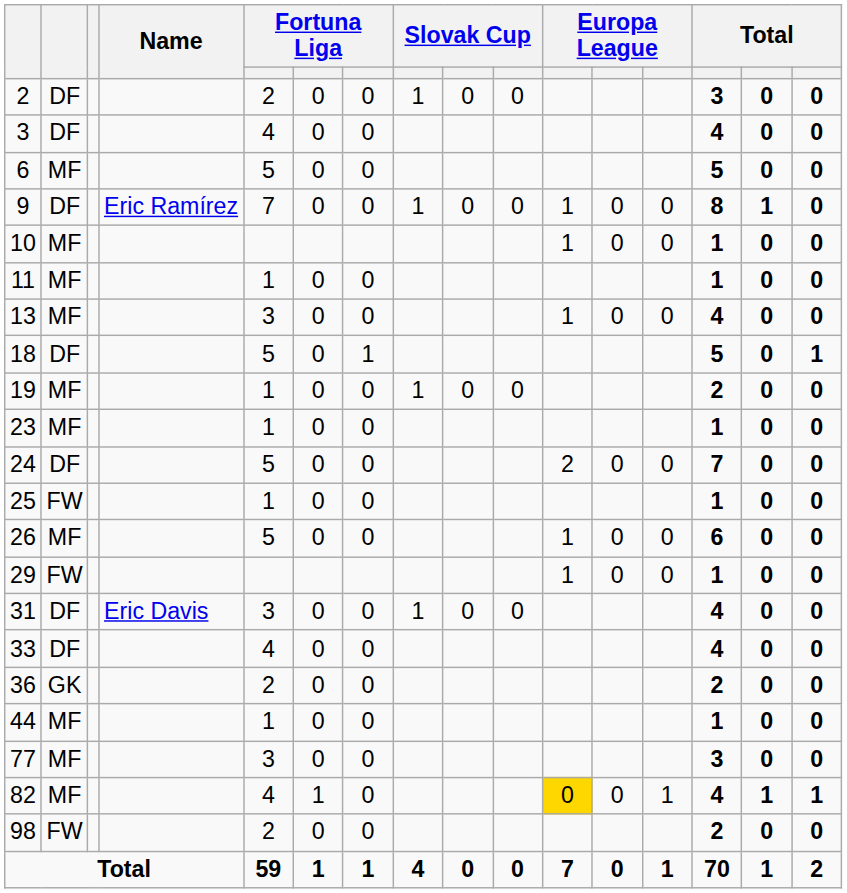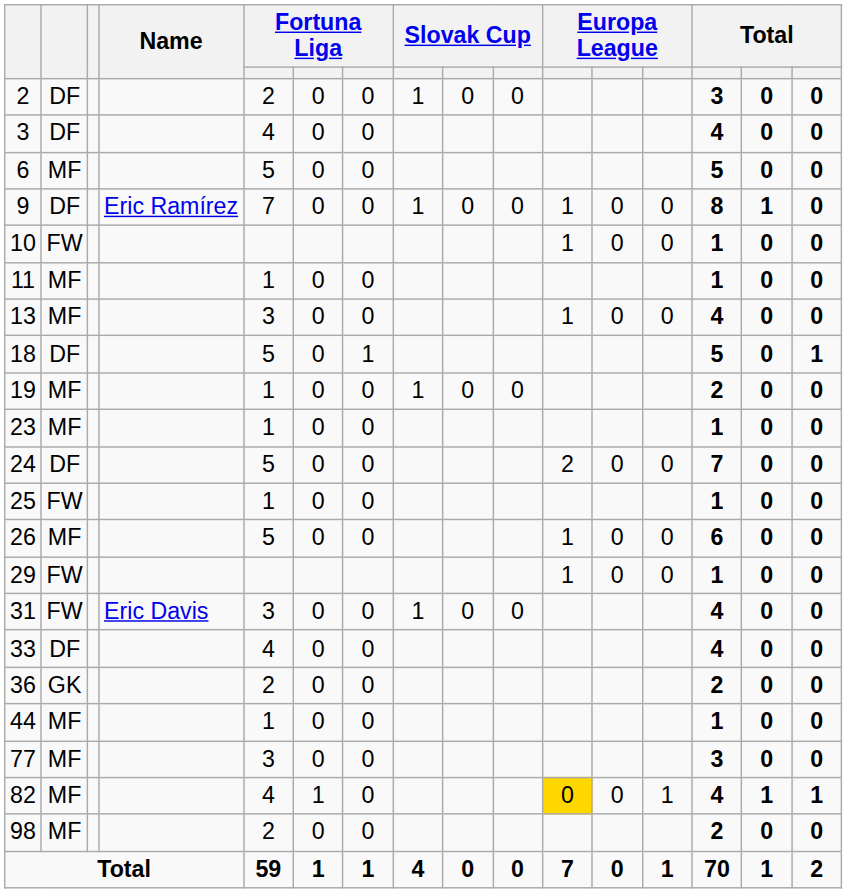(65, 243) MF -> (65, 243) FW
(65, 611) DF -> (65, 611) FW
(65, 832) FW -> (65, 832) MF
